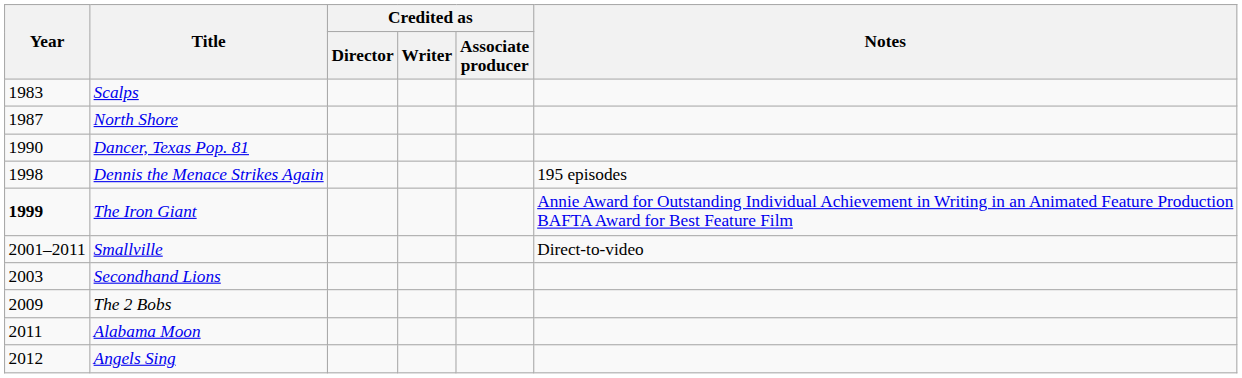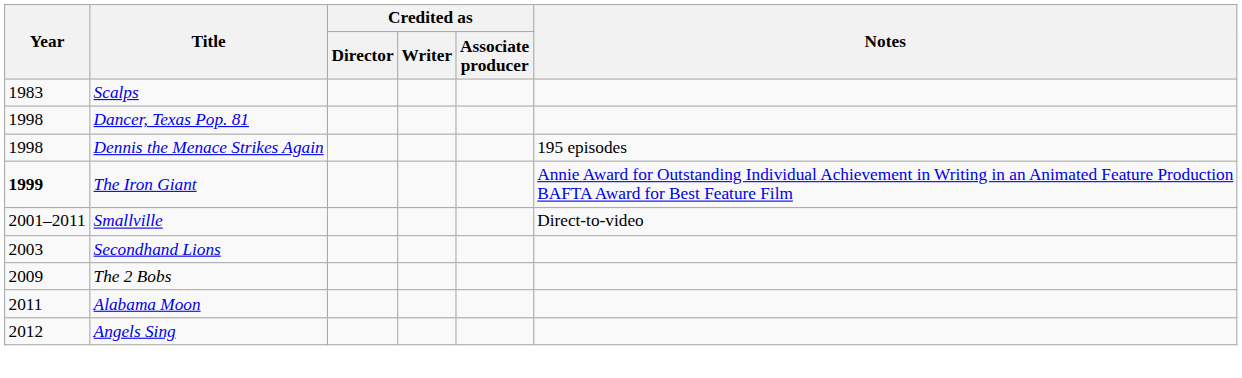- row: (136, 119)
(26, 147) 1990 -> (26, 119) 1998
